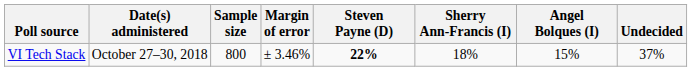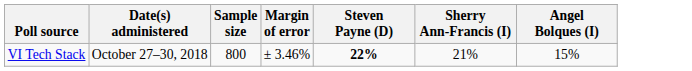- column: (652, 32)
(465, 54) 18% -> (465, 54) 21%
